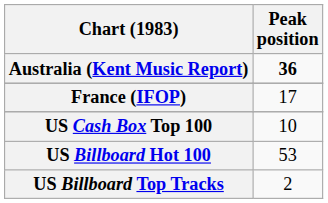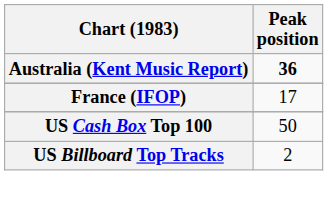(288, 126) 10 -> (288, 126) 50
- row: (129, 155)
